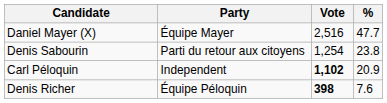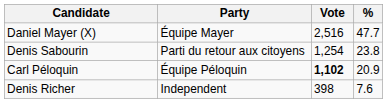(193, 70) Independent -> (204, 70) Équipe Péloquin
(204, 88) Équipe Péloquin -> (193, 88) Independent
(324, 88) bold -> (324, 88) normal
